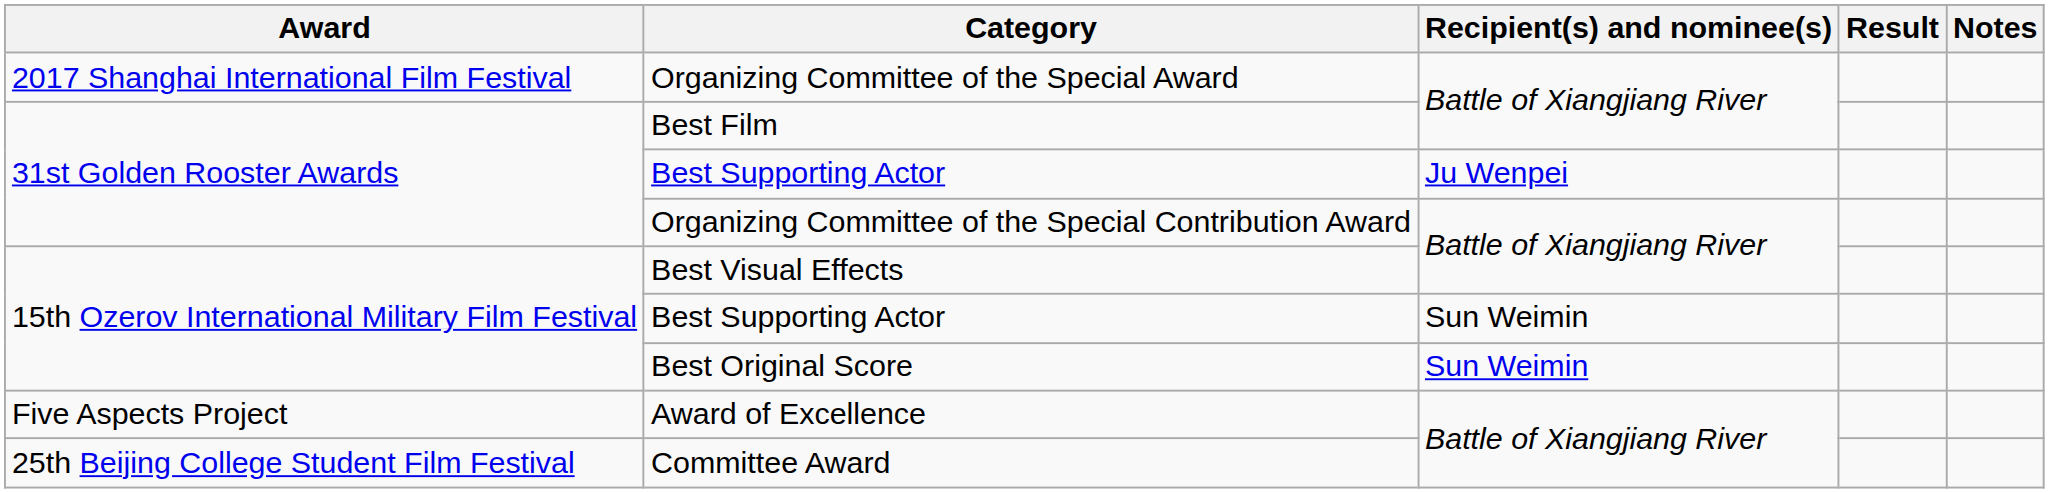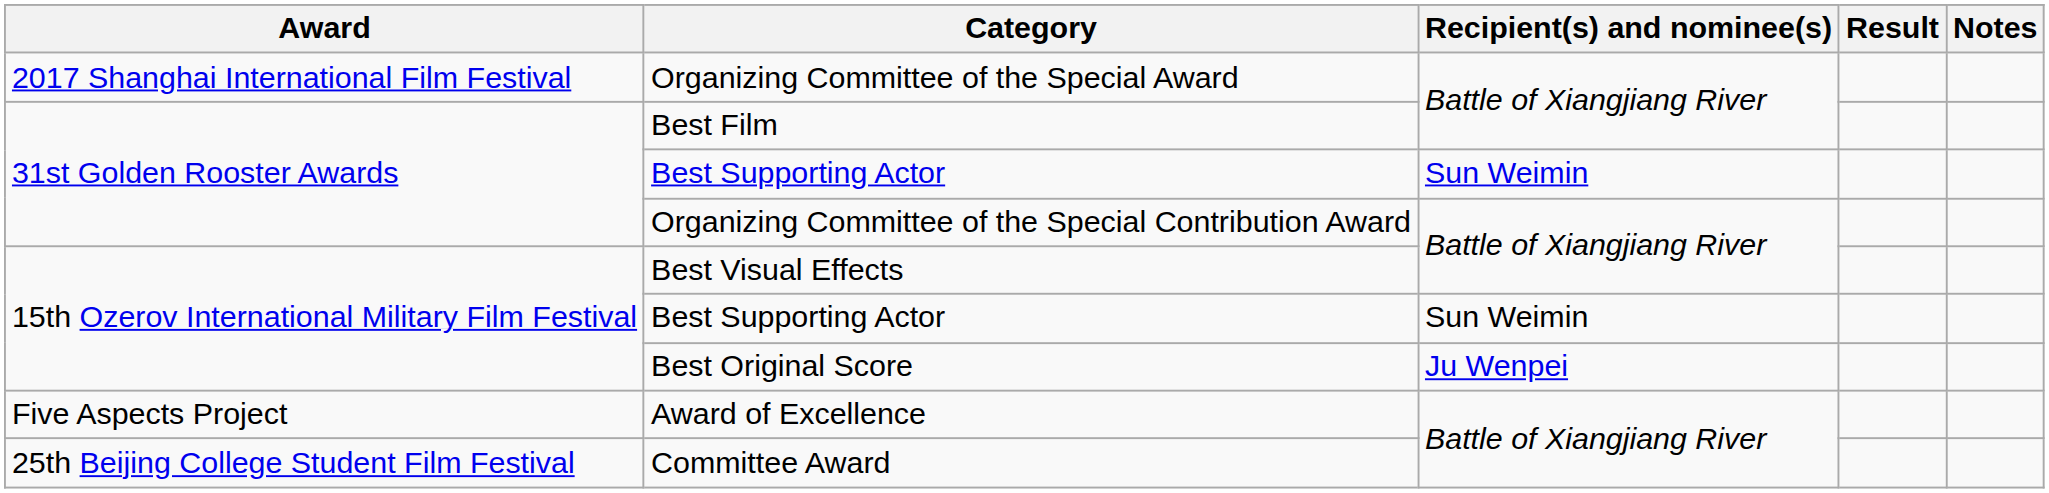(1497, 173) Ju Wenpei -> (1507, 173) Sun Weimin
(1507, 366) Sun Weimin -> (1497, 366) Ju Wenpei
